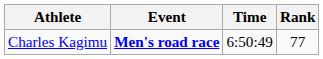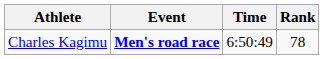(298, 42) 77 -> (298, 42) 78
